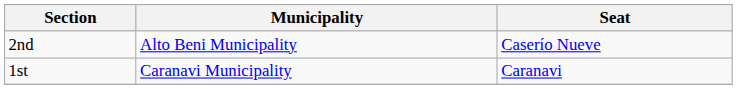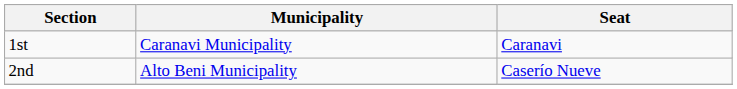rows swapped: (18, 71) <-> (21, 44)
